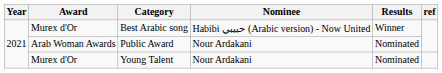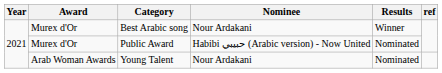(281, 28) Habibi حبيبي (Arabic version) - Now United -> (222, 28) Nour Ardakani
(73, 44) Arab Woman Awards -> (54, 44) Murex d'Or
(222, 44) Nour Ardakani -> (281, 44) Habibi حبيبي (Arabic version) - Now United
(54, 60) Murex d'Or -> (73, 60) Arab Woman Awards
